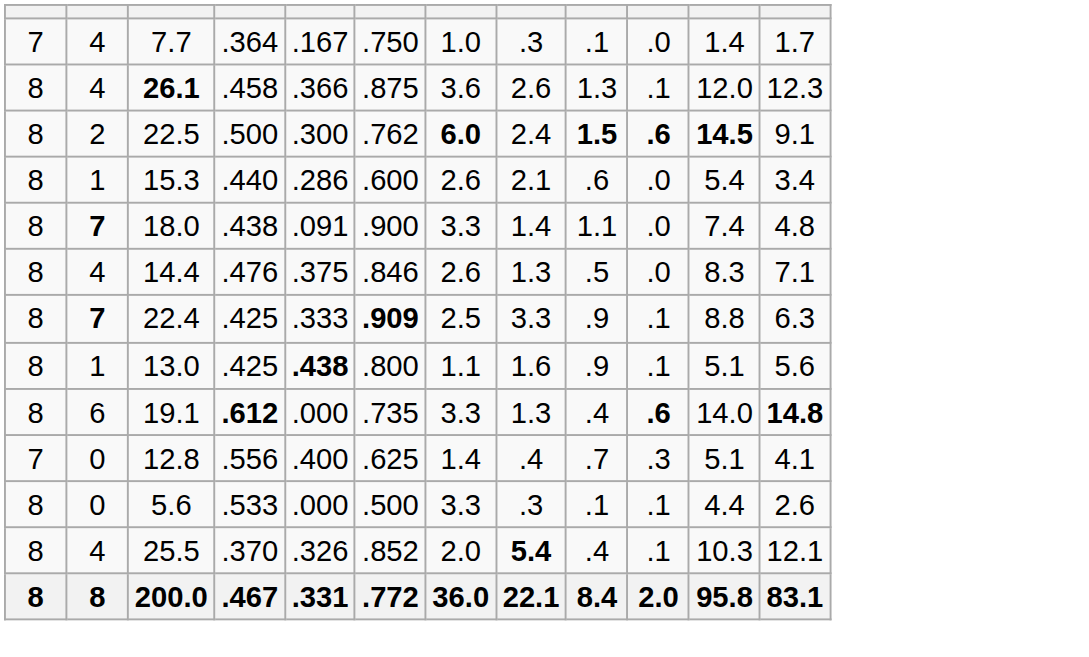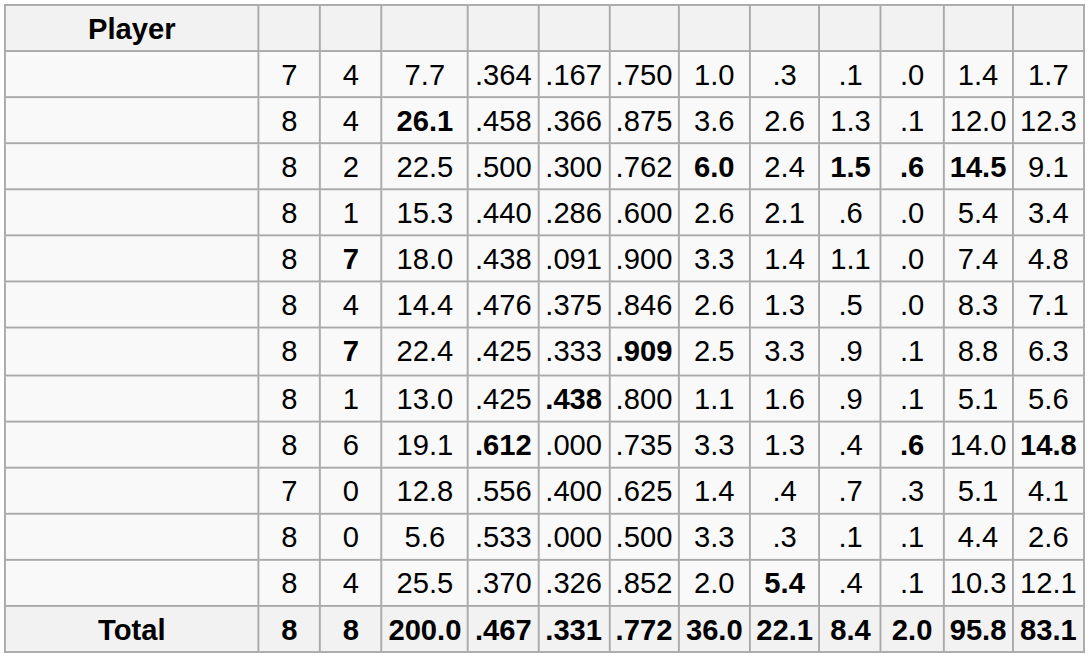+ column: (132, 28)
